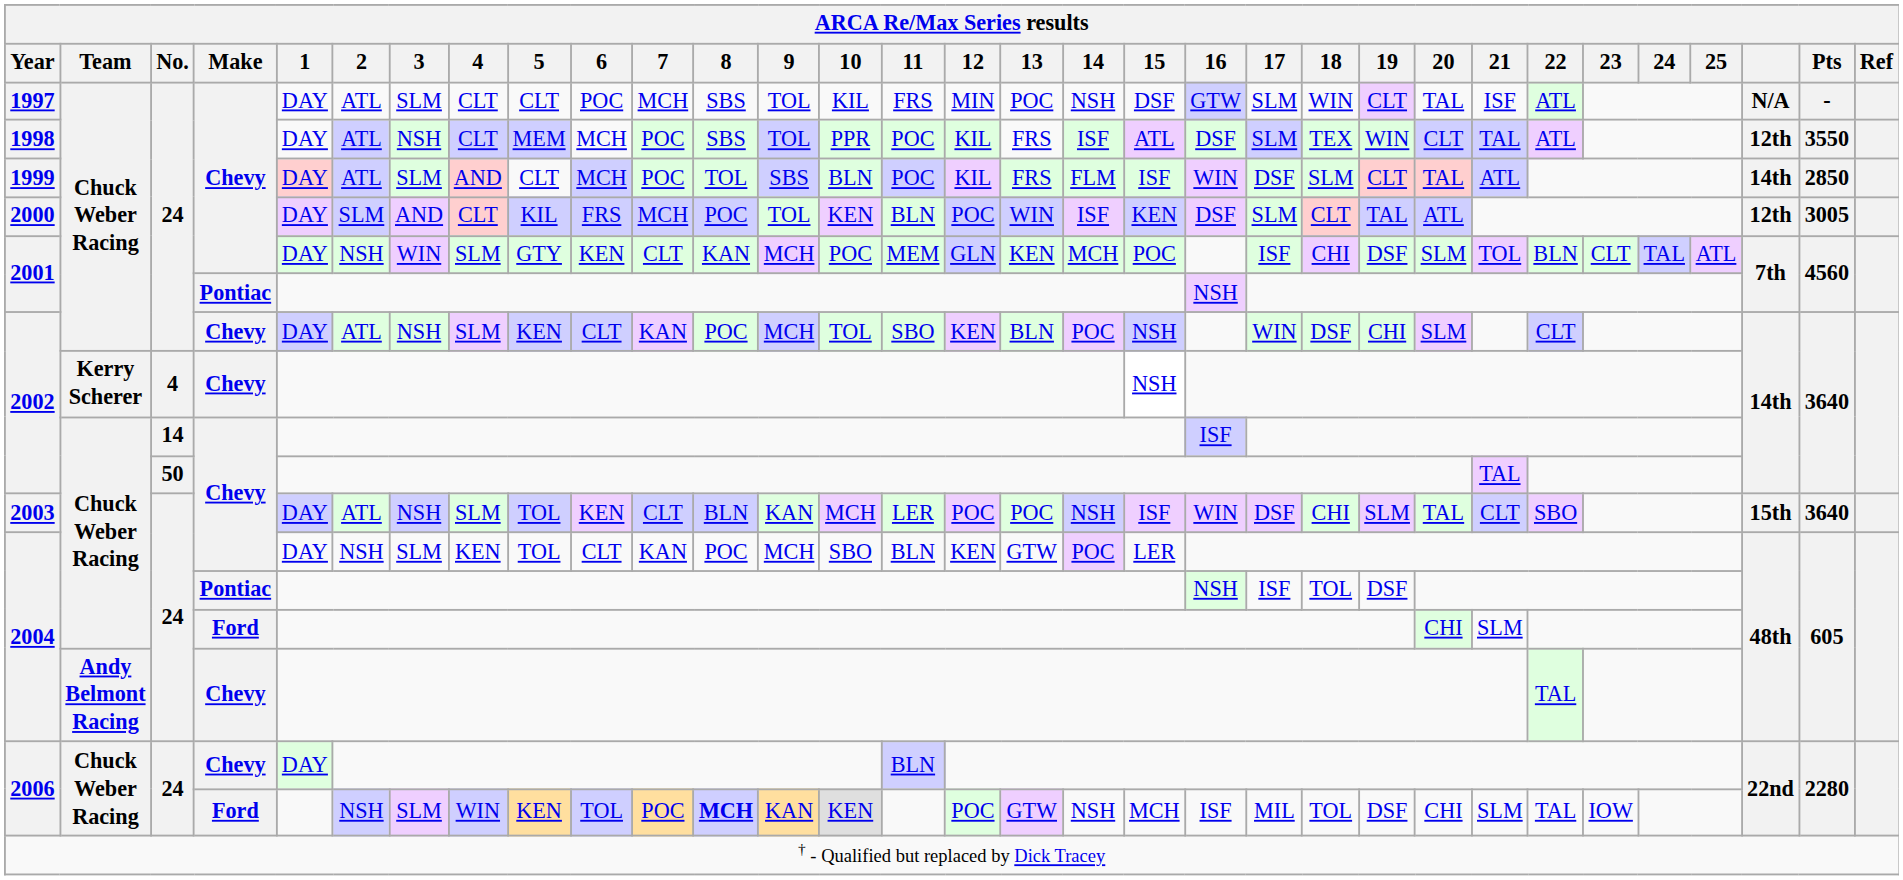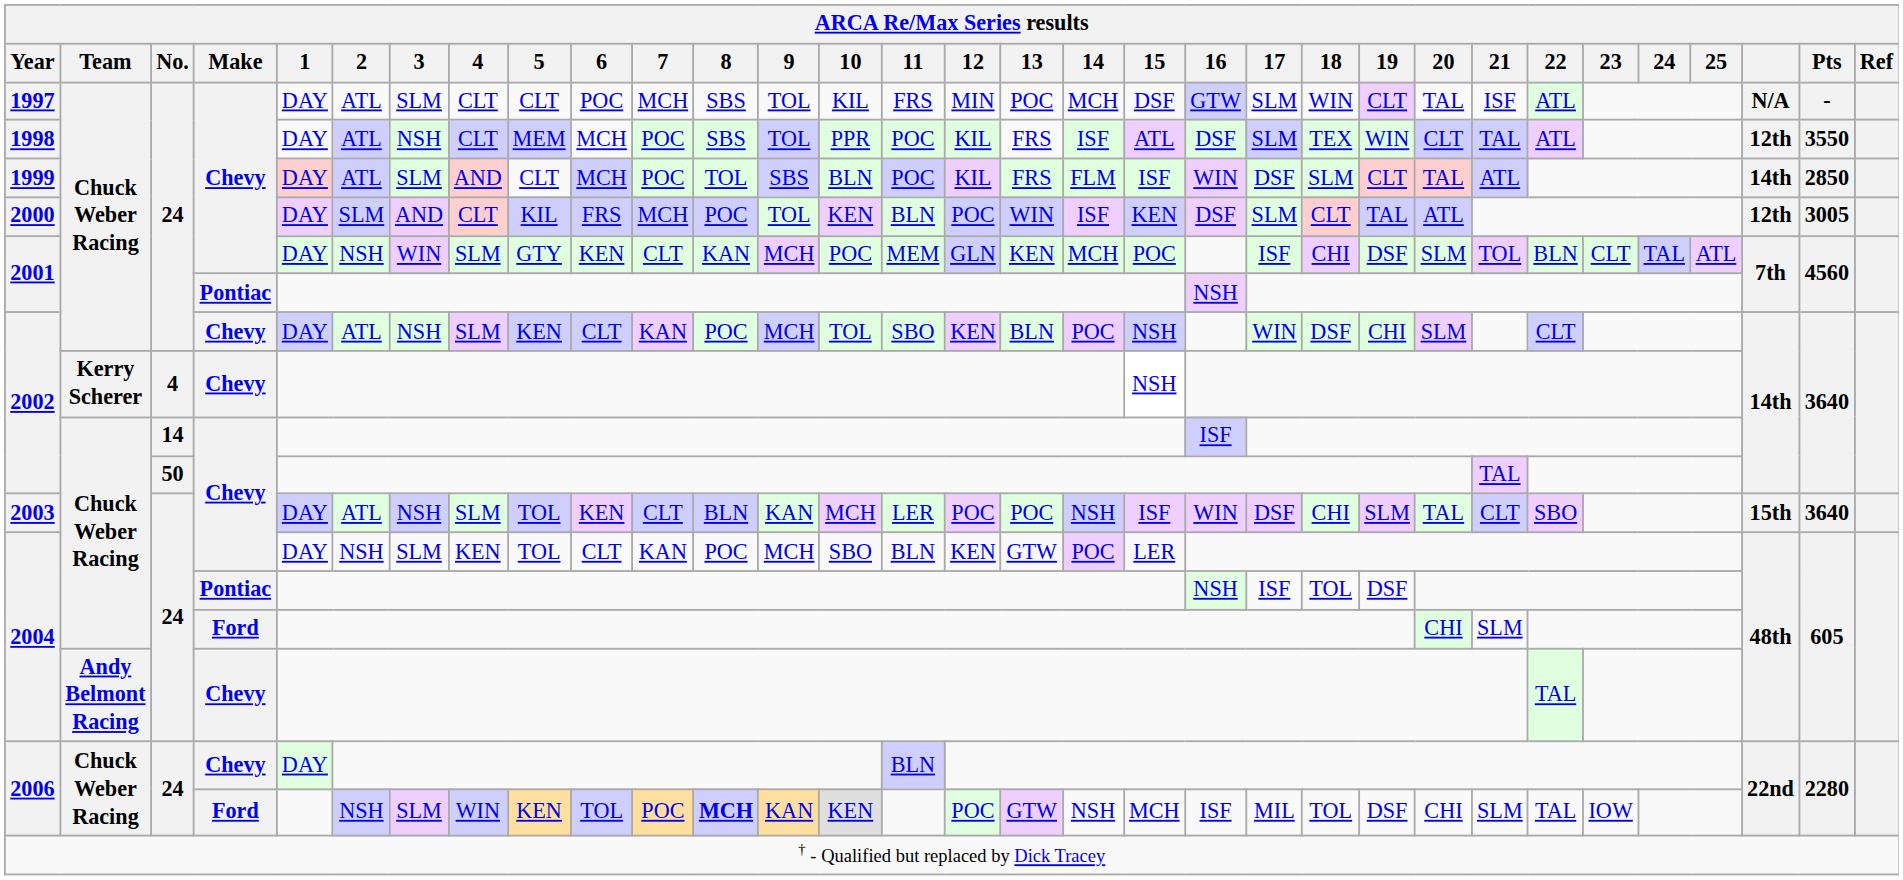(1093, 100) NSH -> (1093, 100) MCH
